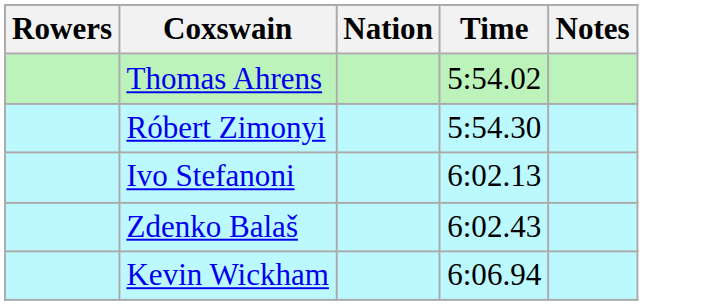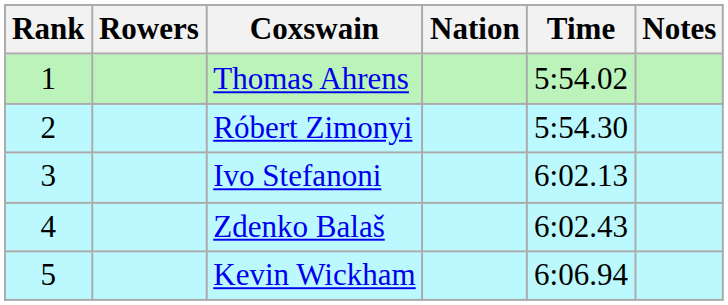+ column: (48, 29)
